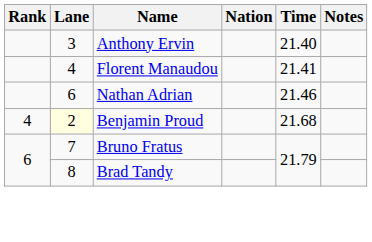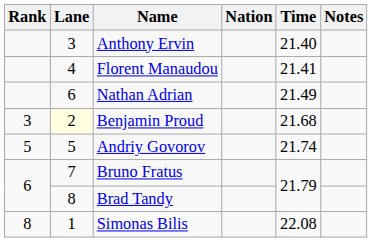(298, 95) 21.46 -> (298, 95) 21.49
(27, 120) 4 -> (27, 120) 3
+ row: (151, 146)
+ row: (142, 224)
